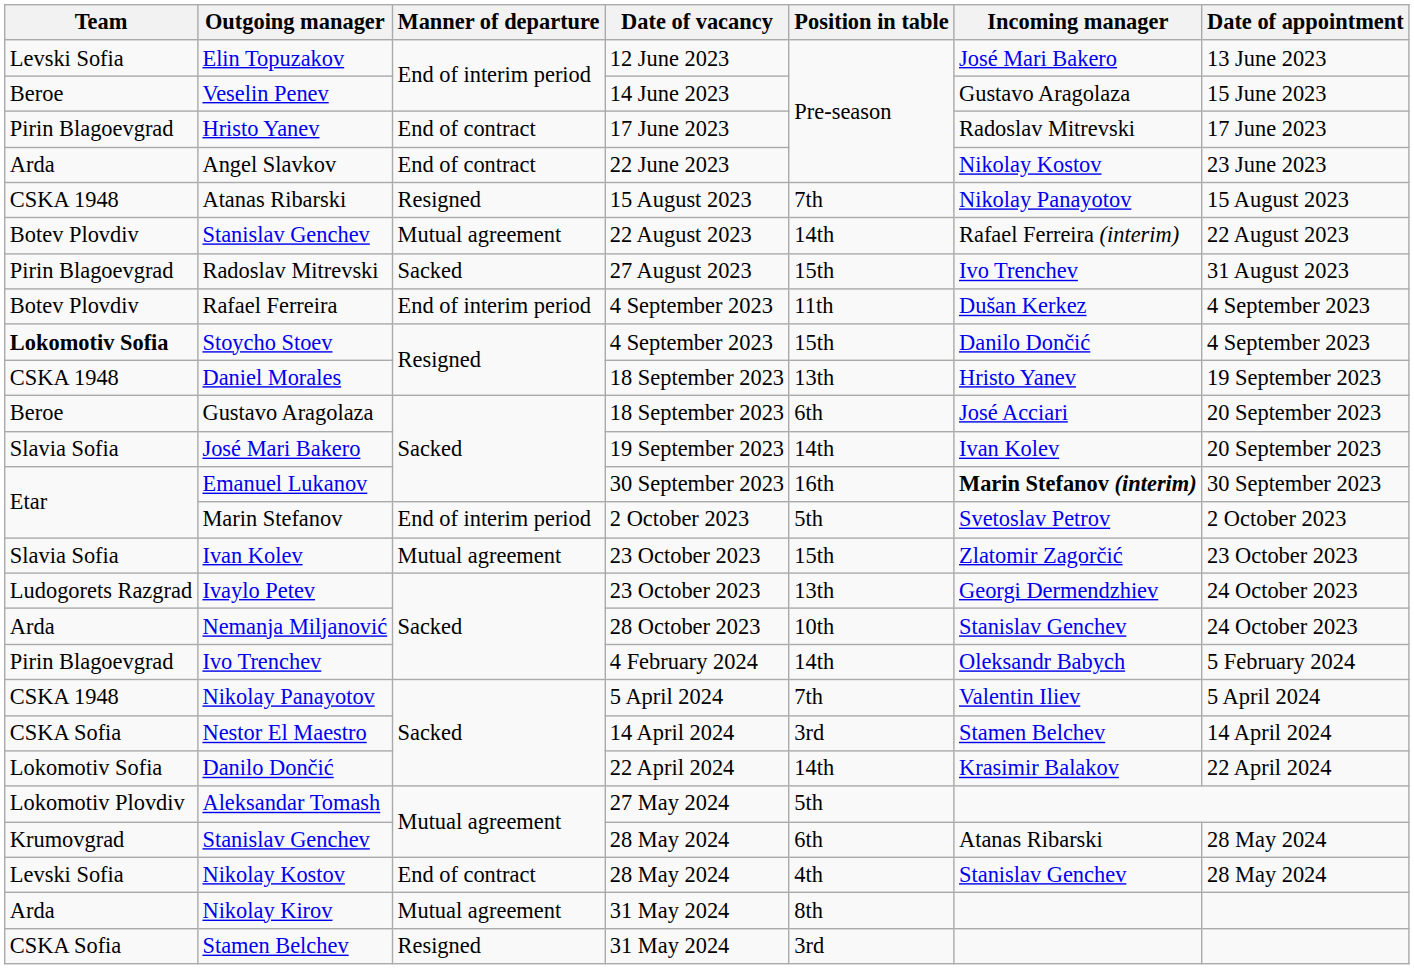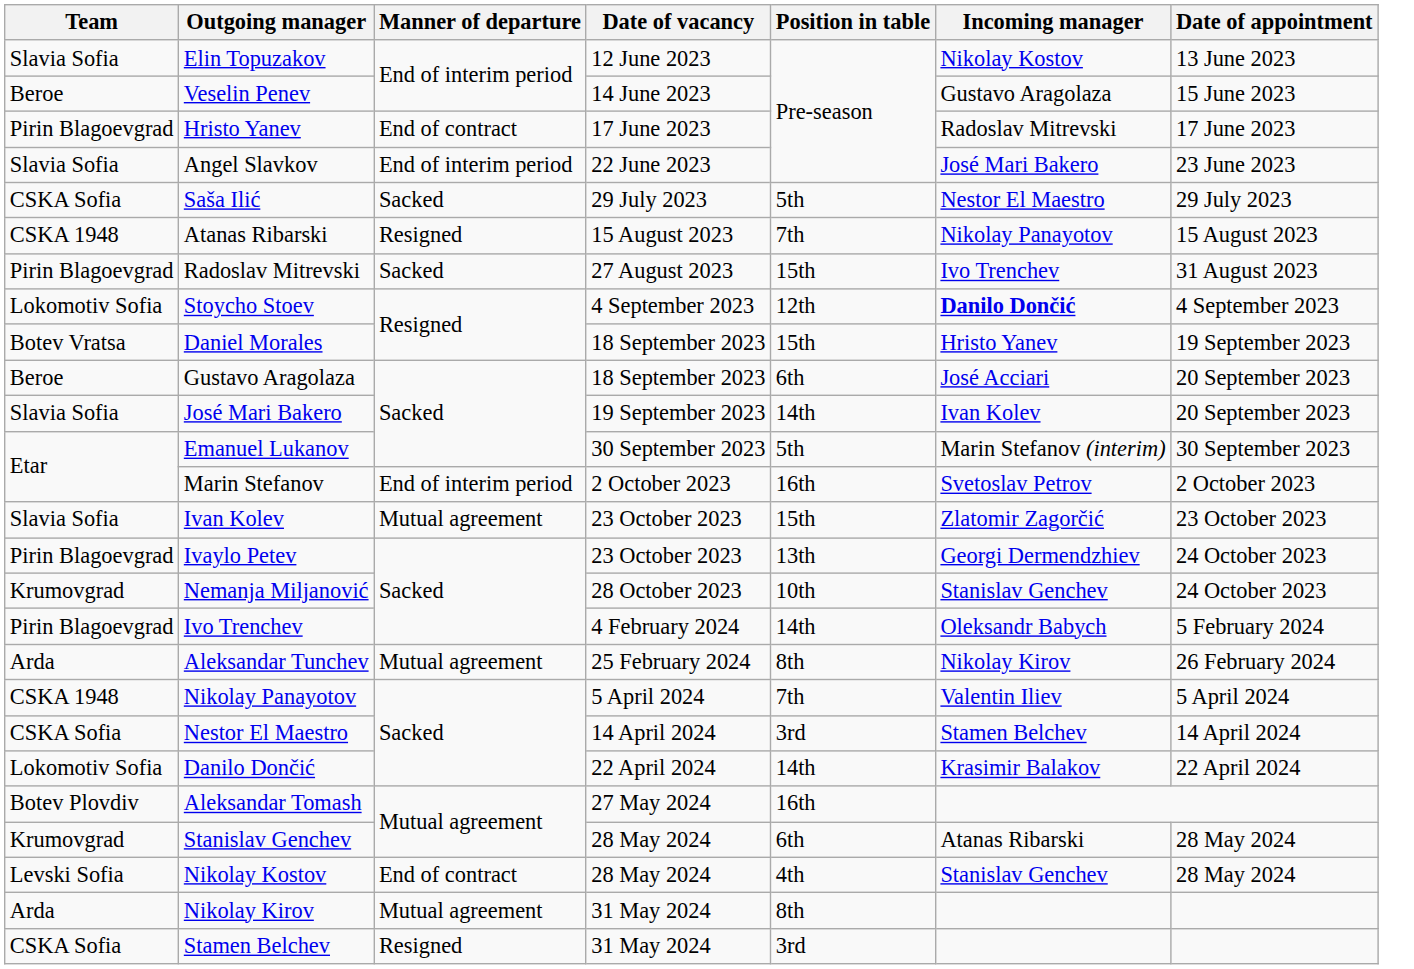(67, 57) Levski Sofia -> (64, 57) Slavia Sofia
(1038, 57) José Mari Bakero -> (1012, 57) Nikolay Kostov
(32, 164) Arda -> (64, 164) Slavia Sofia
(467, 164) End of contract -> (476, 164) End of interim period
(1030, 164) Nikolay Kostov -> (1019, 164) José Mari Bakero
+ row: (222, 199)
- row: (286, 235)
- row: (270, 306)
(89, 341) bold -> (86, 306) normal
(814, 341) 15th -> (796, 306) 12th
(1025, 341) normal -> (1008, 306) bold
(64, 377) CSKA 1948 -> (68, 341) Botev Vratsa
(814, 377) 13th -> (796, 341) 15th
(814, 484) 16th -> (790, 448) 5th
(1078, 484) bold -> (1053, 448) normal
(809, 519) 5th -> (796, 484) 16th
(101, 590) Ludogorets Razgrad -> (92, 555) Pirin Blagoevgrad
(32, 626) Arda -> (67, 590) Krumovgrad
+ row: (276, 661)
(97, 803) Lokomotiv Plovdiv -> (74, 803) Botev Plovdiv
(809, 803) 5th -> (796, 803) 16th
